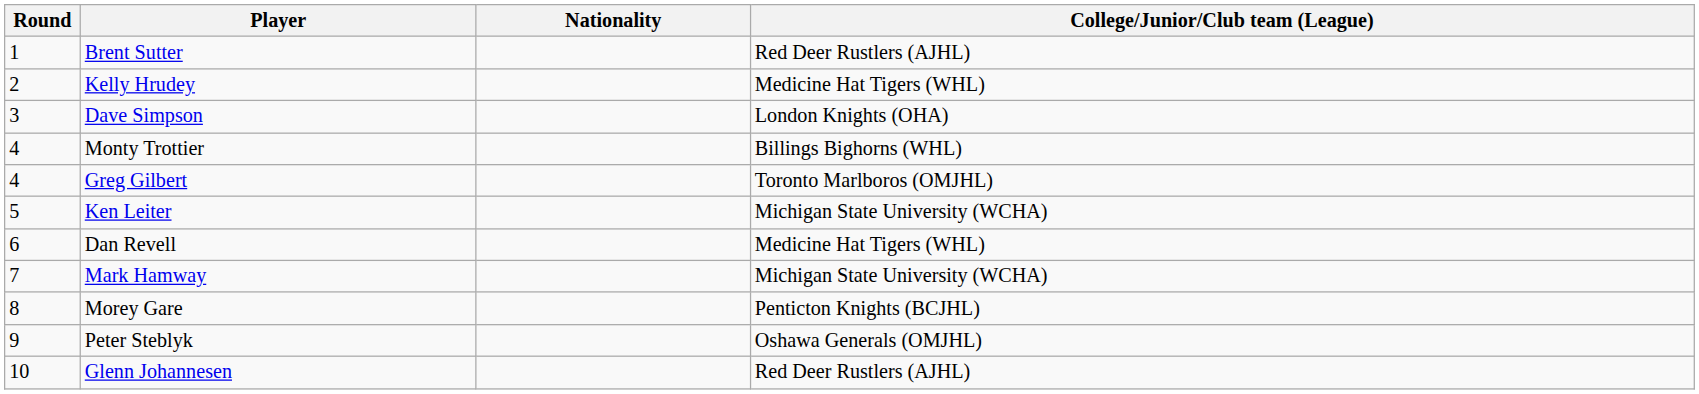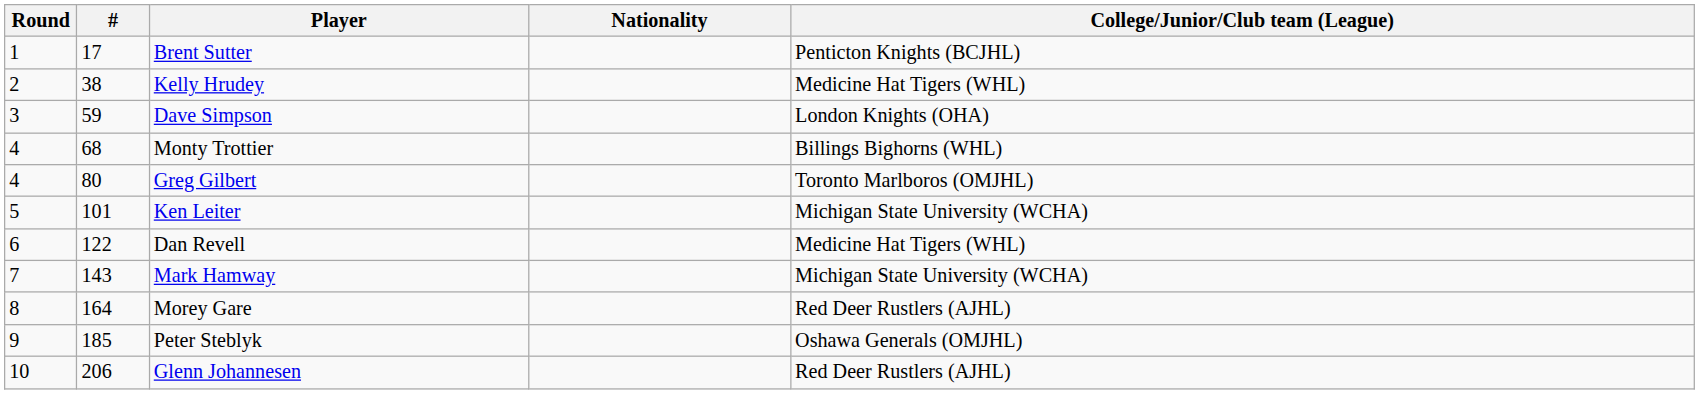+ column: (113, 20)
(863, 52) Red Deer Rustlers (AJHL) -> (908, 52) Penticton Knights (BCJHL)
(867, 308) Penticton Knights (BCJHL) -> (903, 308) Red Deer Rustlers (AJHL)
